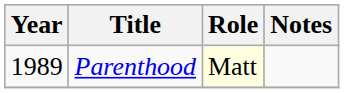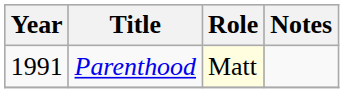(37, 66) 1989 -> (37, 66) 1991
